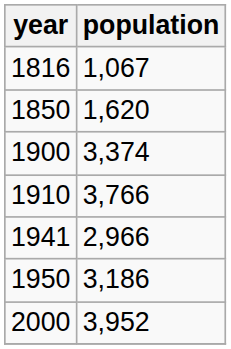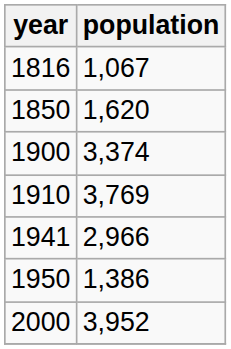(116, 195) 3,766 -> (116, 195) 3,769
(116, 279) 3,186 -> (116, 279) 1,386
